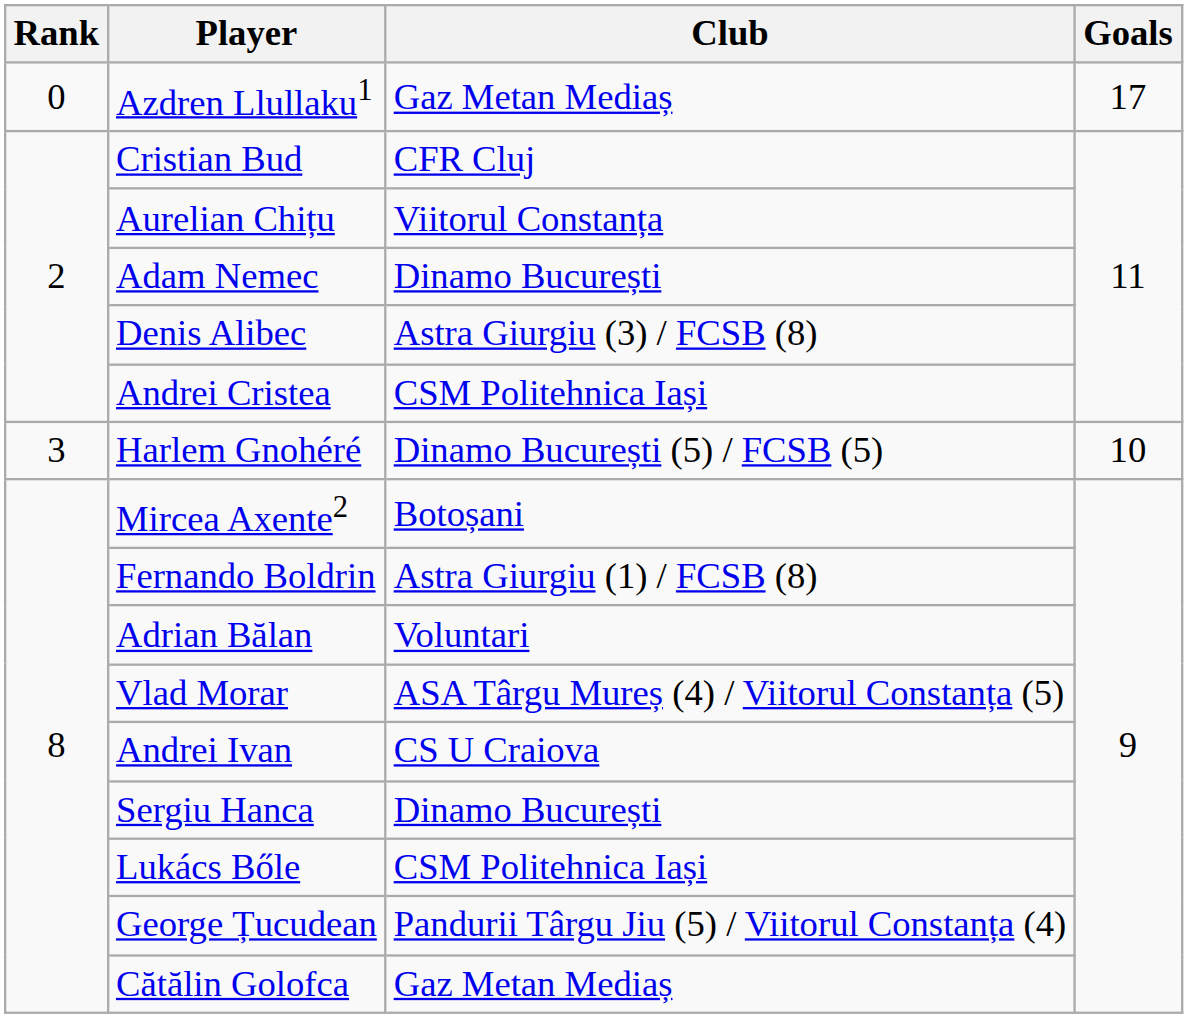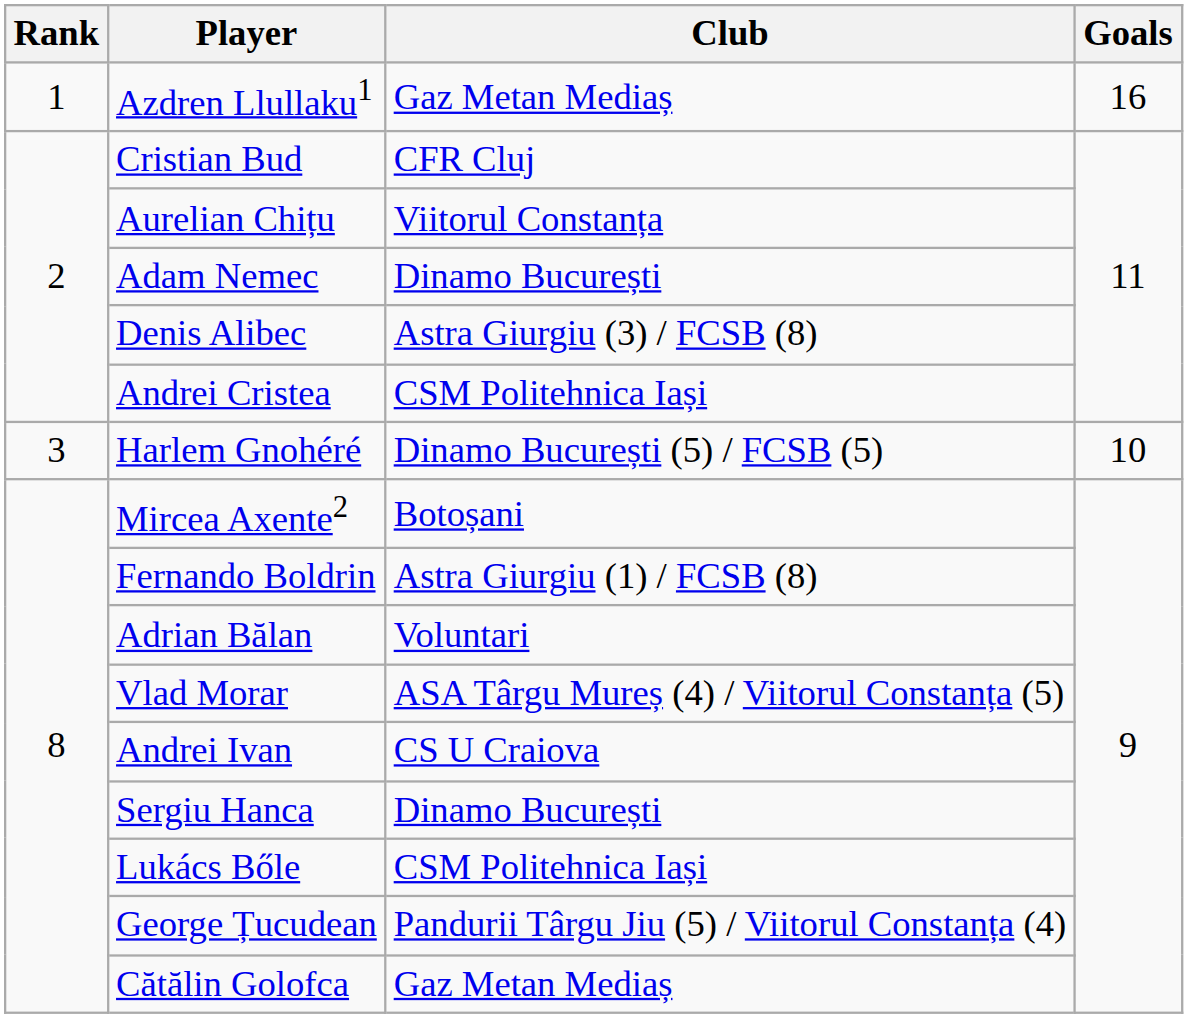(56, 96) 0 -> (56, 96) 1
(1128, 96) 17 -> (1128, 96) 16
